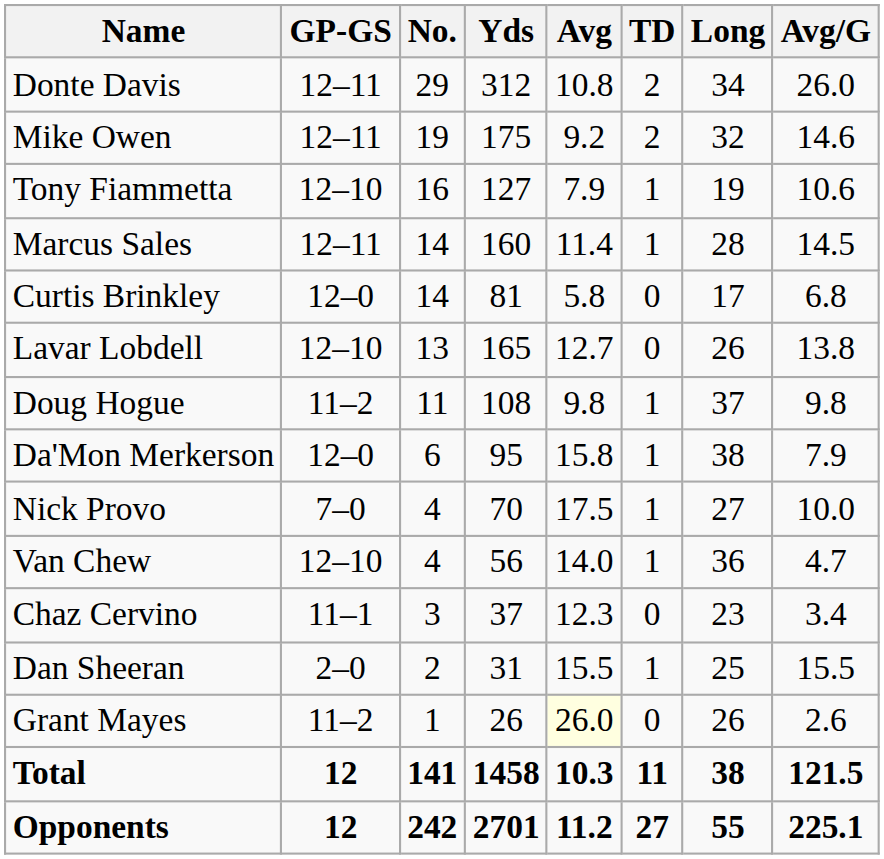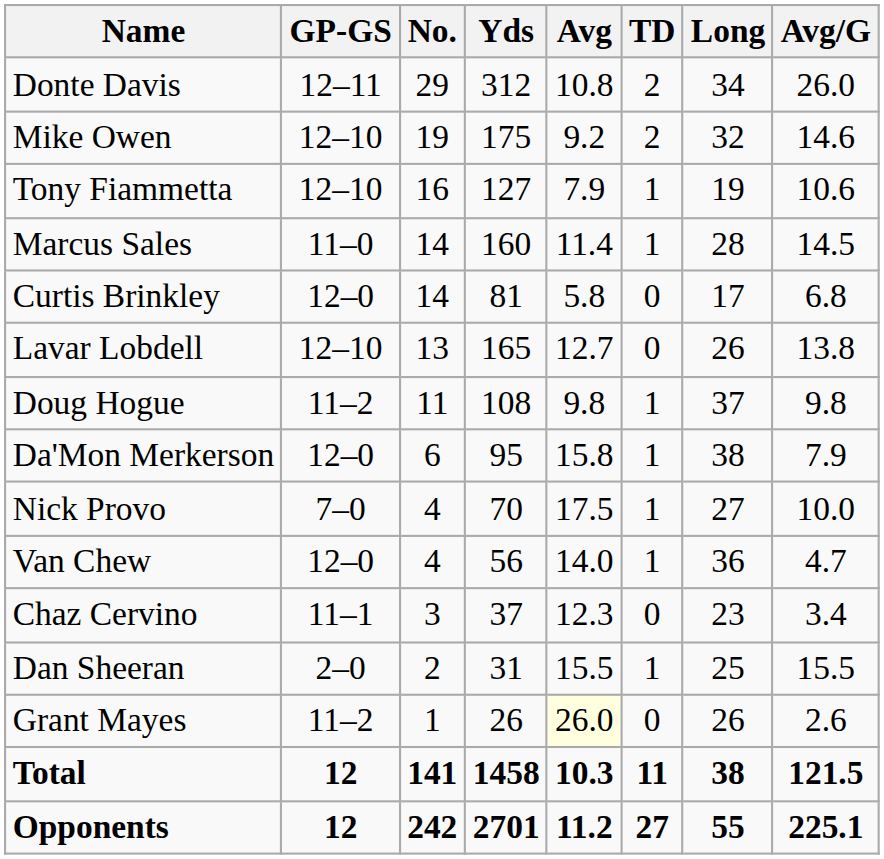(341, 137) 12–11 -> (341, 137) 12–10
(341, 243) 12–11 -> (341, 243) 11–0
(341, 561) 12–10 -> (341, 561) 12–0
